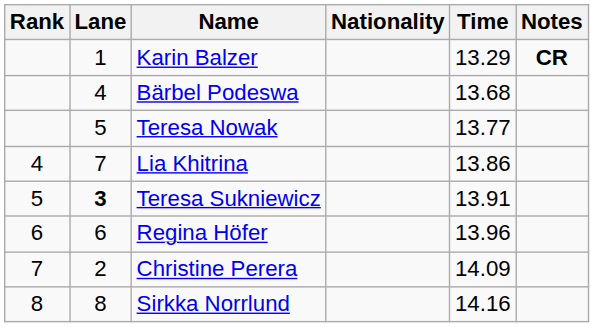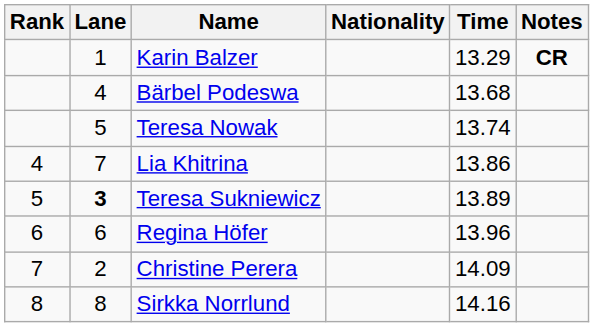(483, 127) 13.77 -> (483, 127) 13.74
(483, 198) 13.91 -> (483, 198) 13.89
